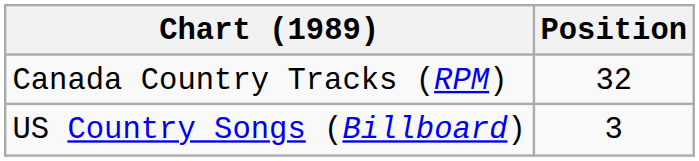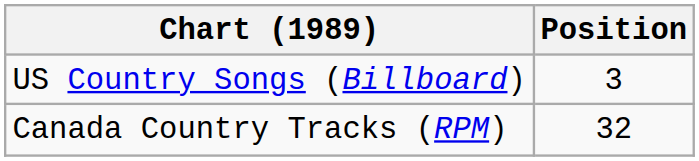rows swapped: (260, 80) <-> (269, 130)
